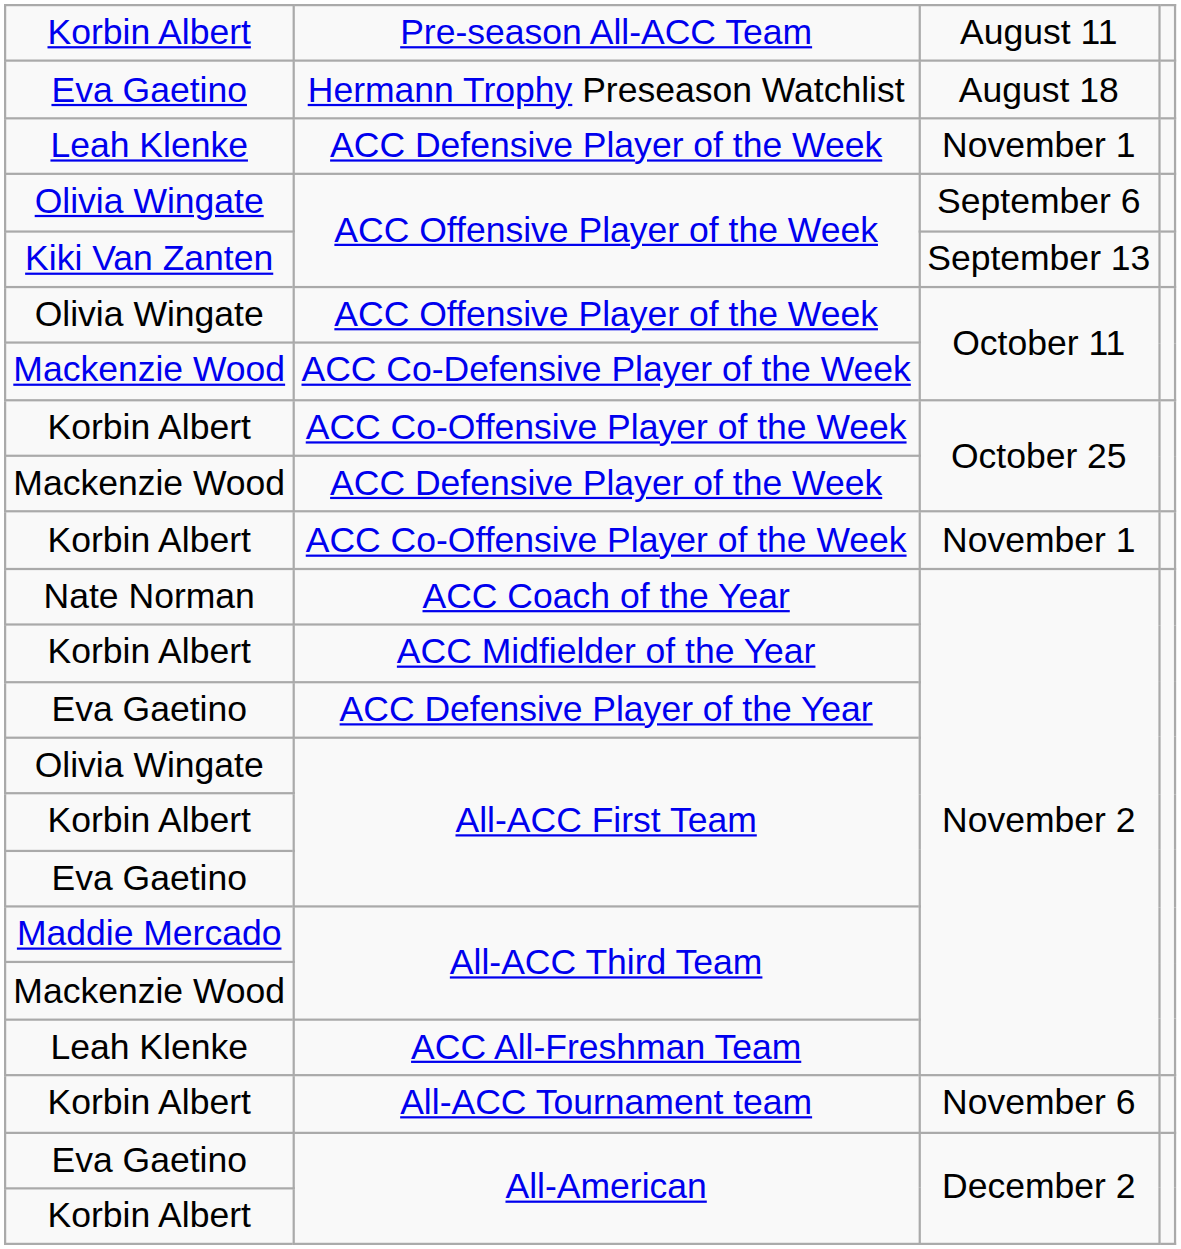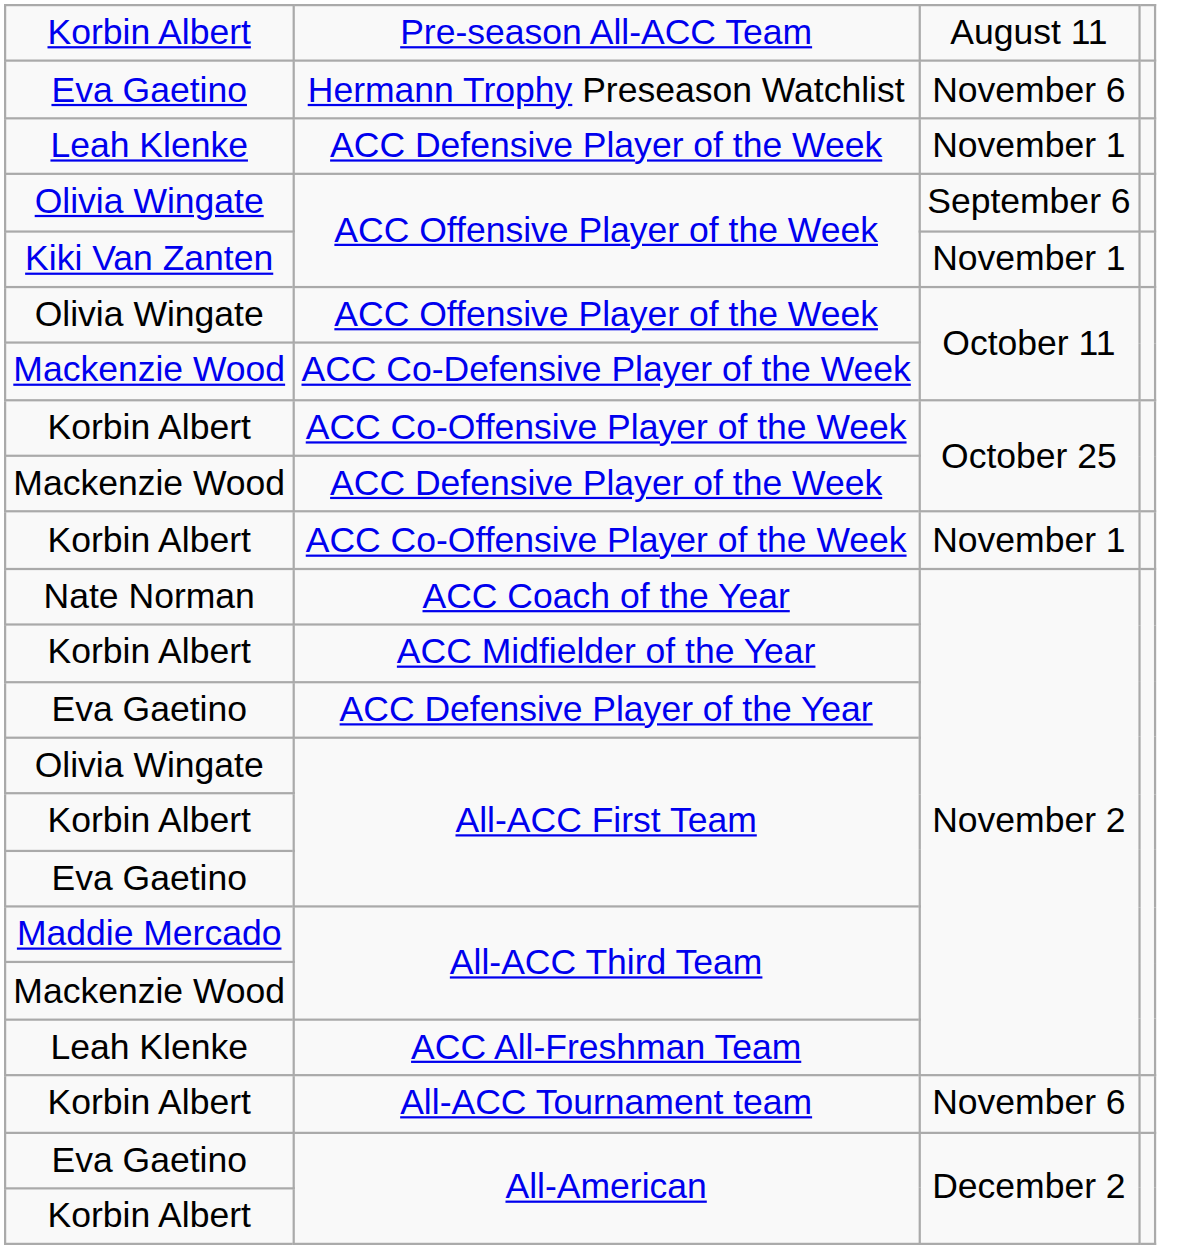(1039, 88) August 18 -> (1029, 88) November 6
(1039, 257) September 13 -> (1029, 257) November 1
